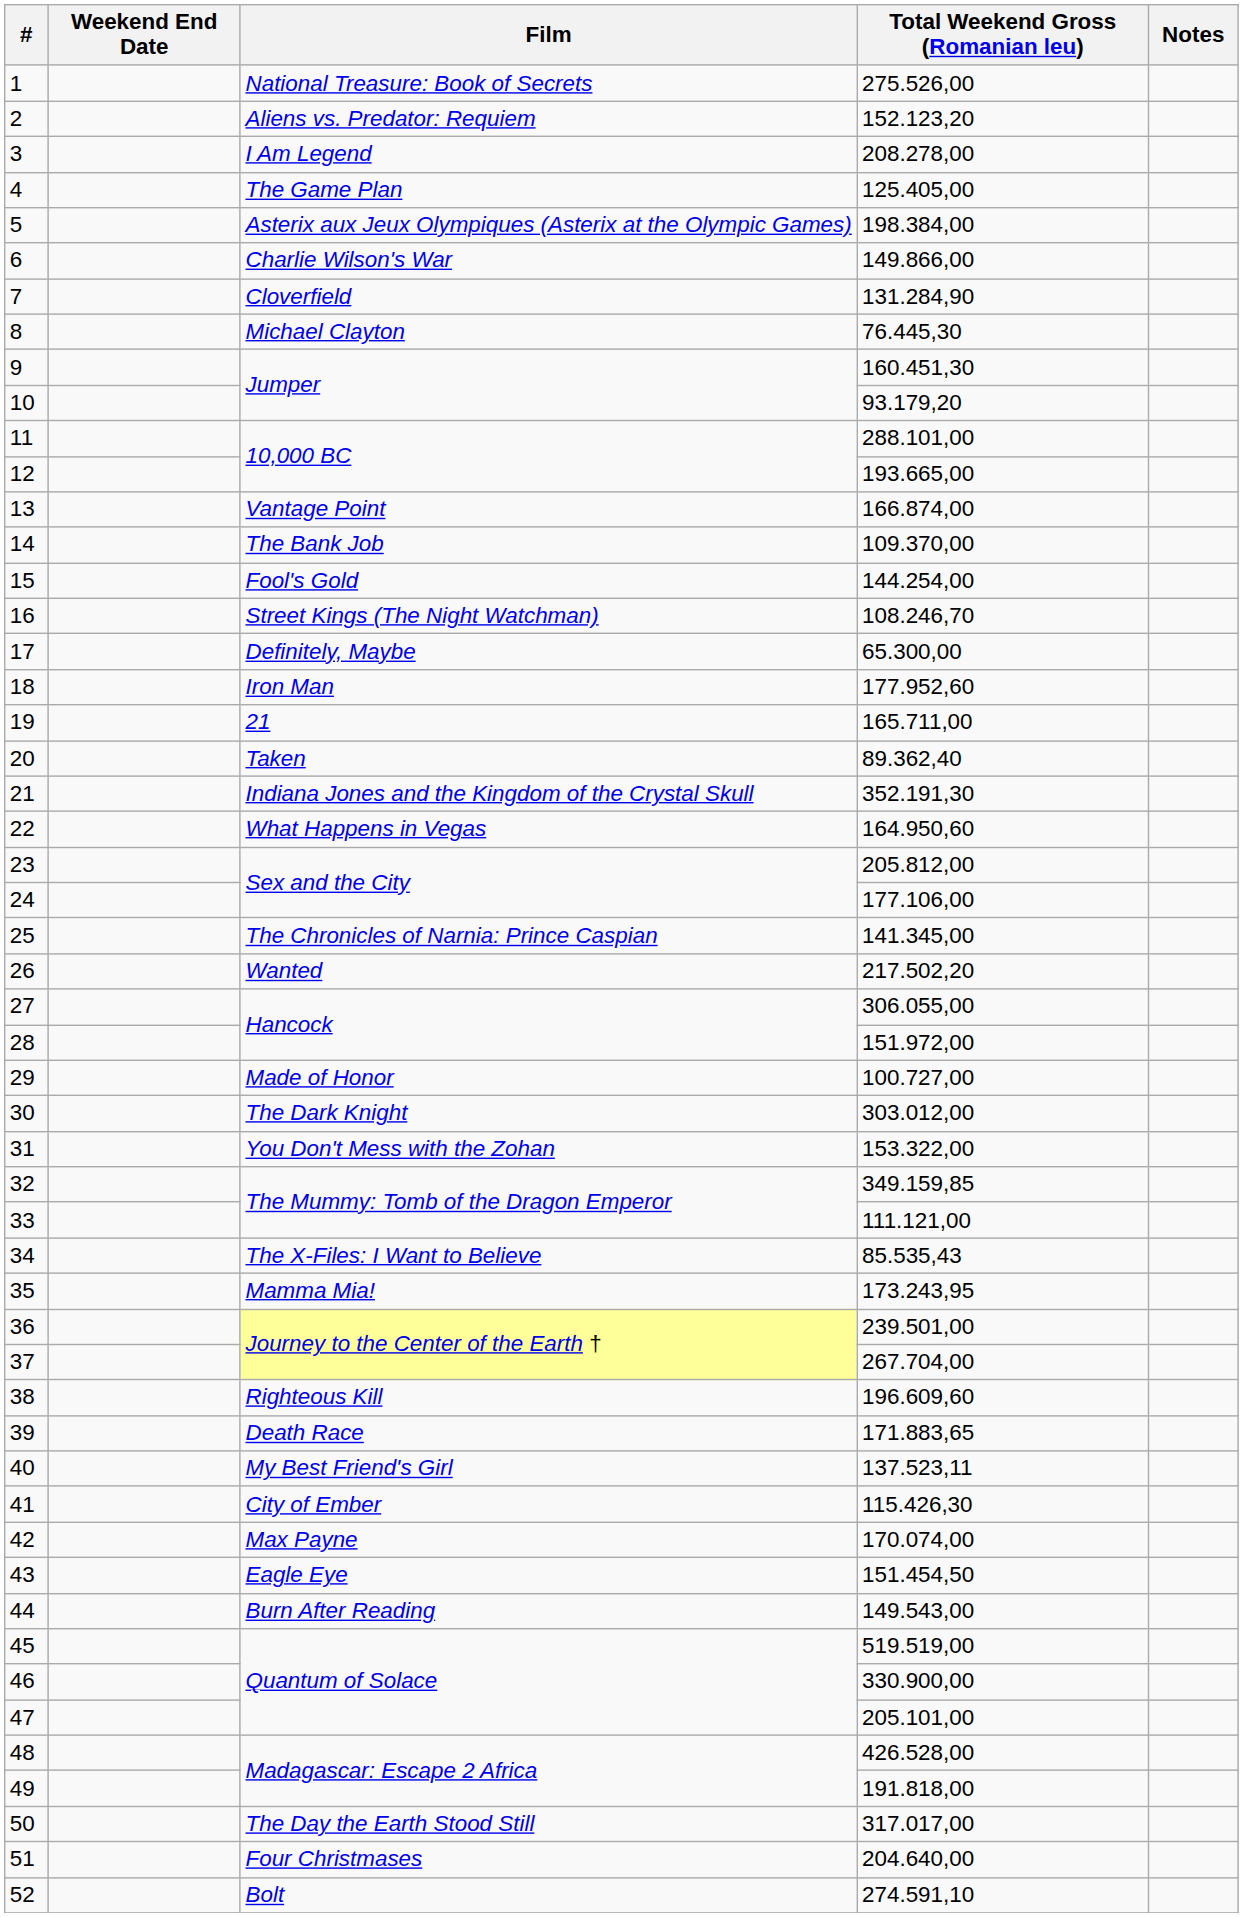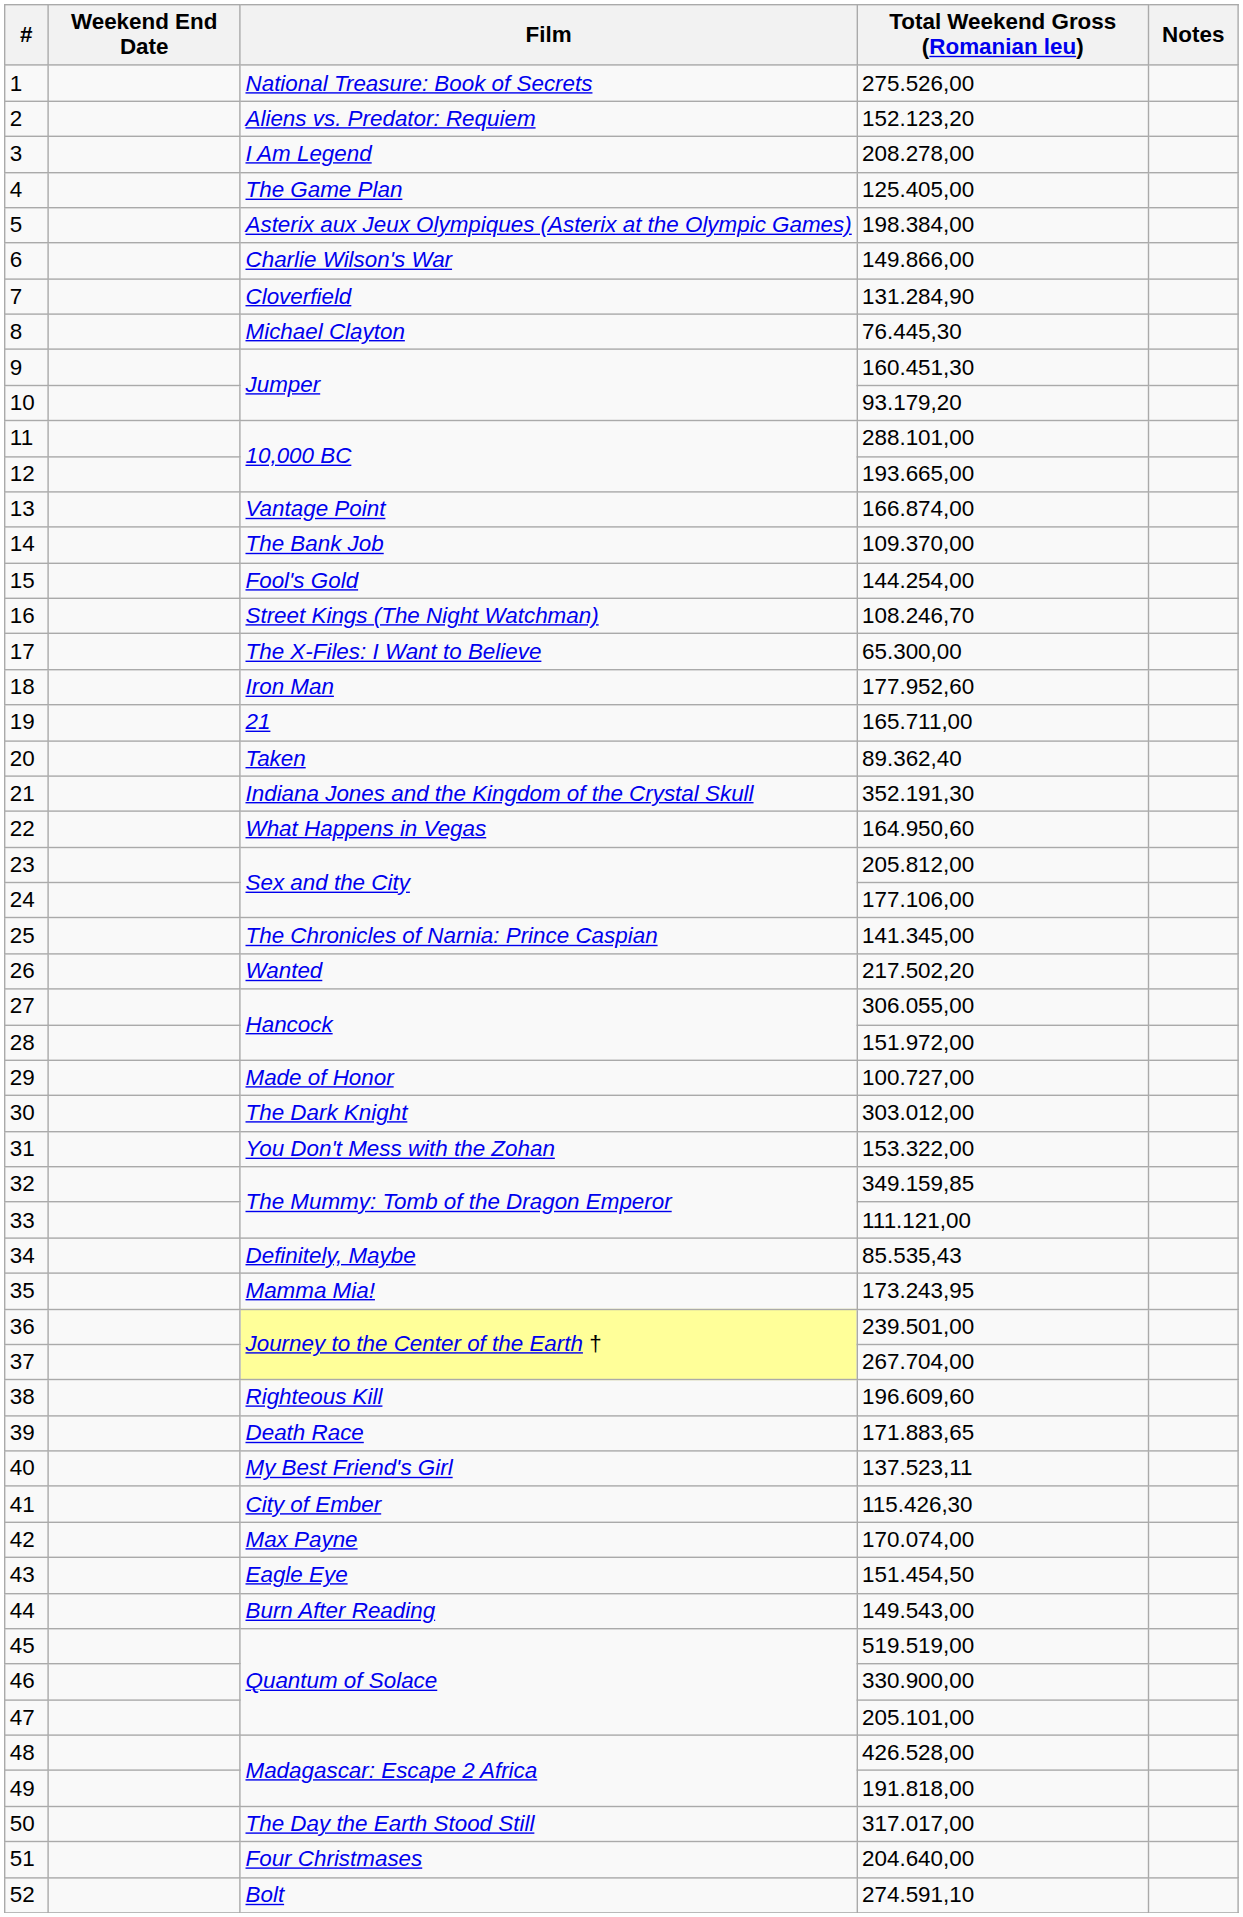(331, 651) Definitely, Maybe -> (393, 651) The X-Files: I Want to Believe
(393, 1255) The X-Files: I Want to Believe -> (331, 1255) Definitely, Maybe
